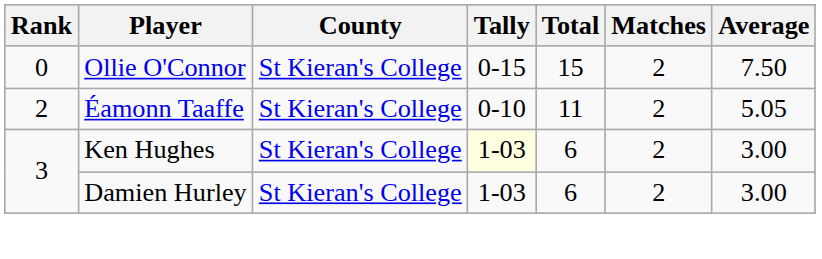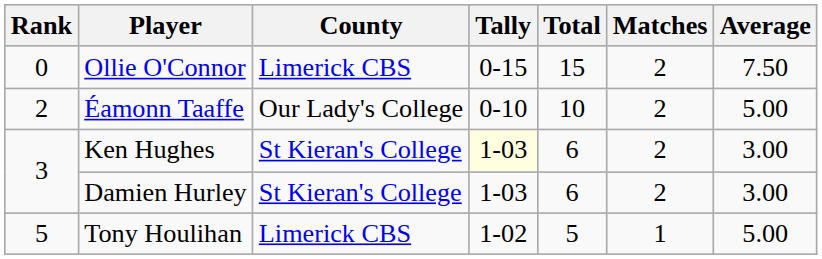(360, 66) St Kieran's College -> (335, 66) Limerick CBS
(360, 108) St Kieran's College -> (361, 108) Our Lady's College
(571, 108) 11 -> (572, 108) 10
(764, 108) 5.05 -> (765, 108) 5.00
+ row: (163, 233)
